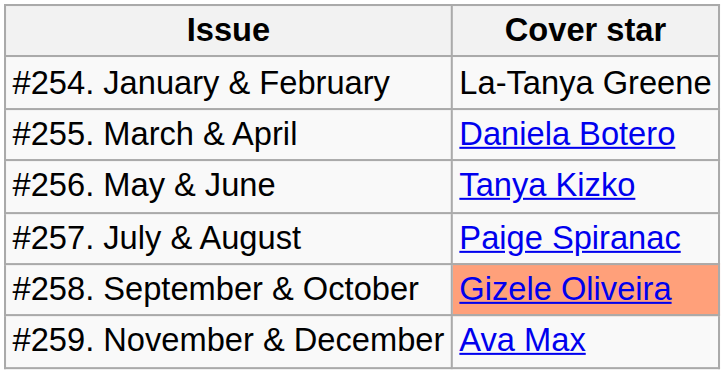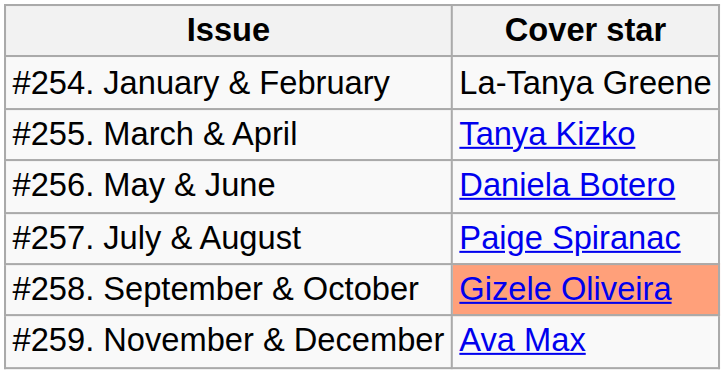(567, 133) Daniela Botero -> (547, 133) Tanya Kizko
(547, 185) Tanya Kizko -> (567, 185) Daniela Botero
